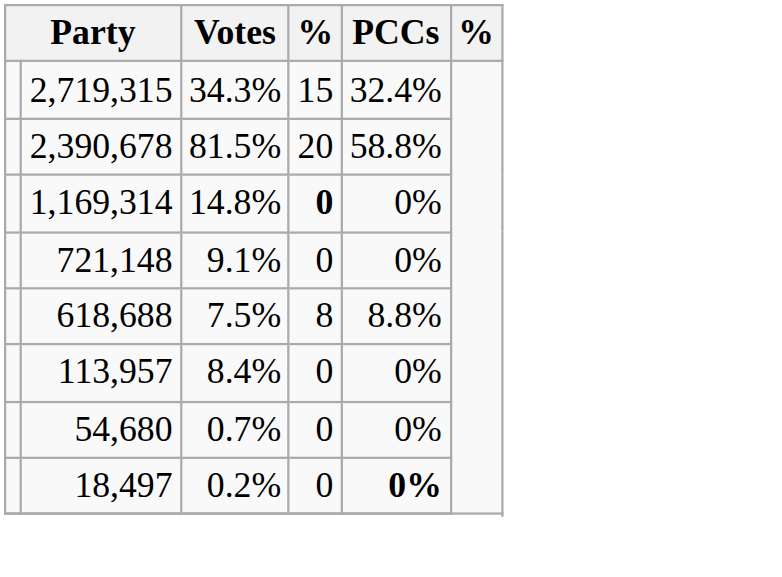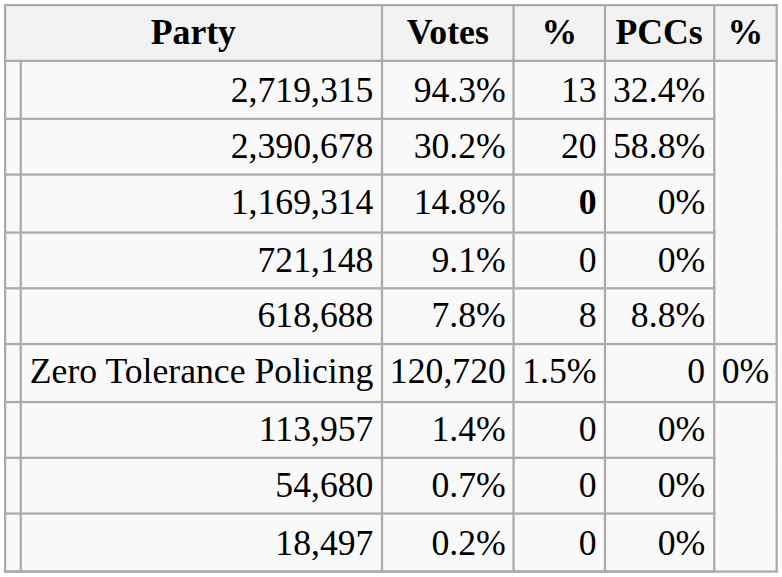(235, 89) 34.3% -> (460, 89) 94.3%
(315, 89) 15 -> (579, 89) 13
(235, 145) 81.5% -> (460, 145) 30.2%
(244, 315) 7.5% -> (469, 315) 7.8%
+ row: (202, 372)
(244, 372) 8.4% -> (469, 428) 1.4%
(415, 485) bold -> (681, 542) normal
